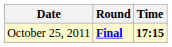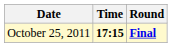columns swapped: (150, 14) <-> (113, 14)
